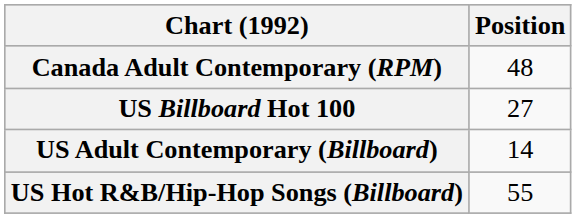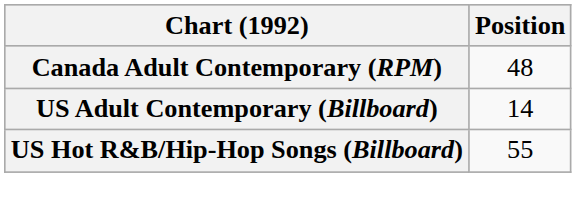- row: (237, 108)
